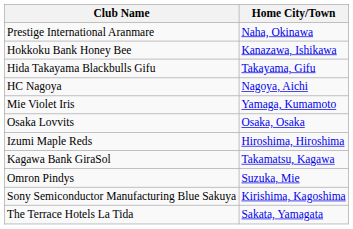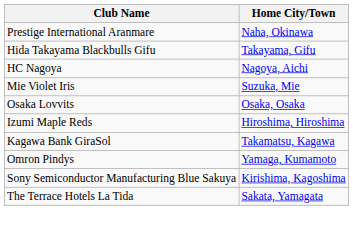- row: (69, 50)
(289, 104) Yamaga, Kumamoto -> (271, 86) Suzuka, Mie
(271, 178) Suzuka, Mie -> (289, 159) Yamaga, Kumamoto
